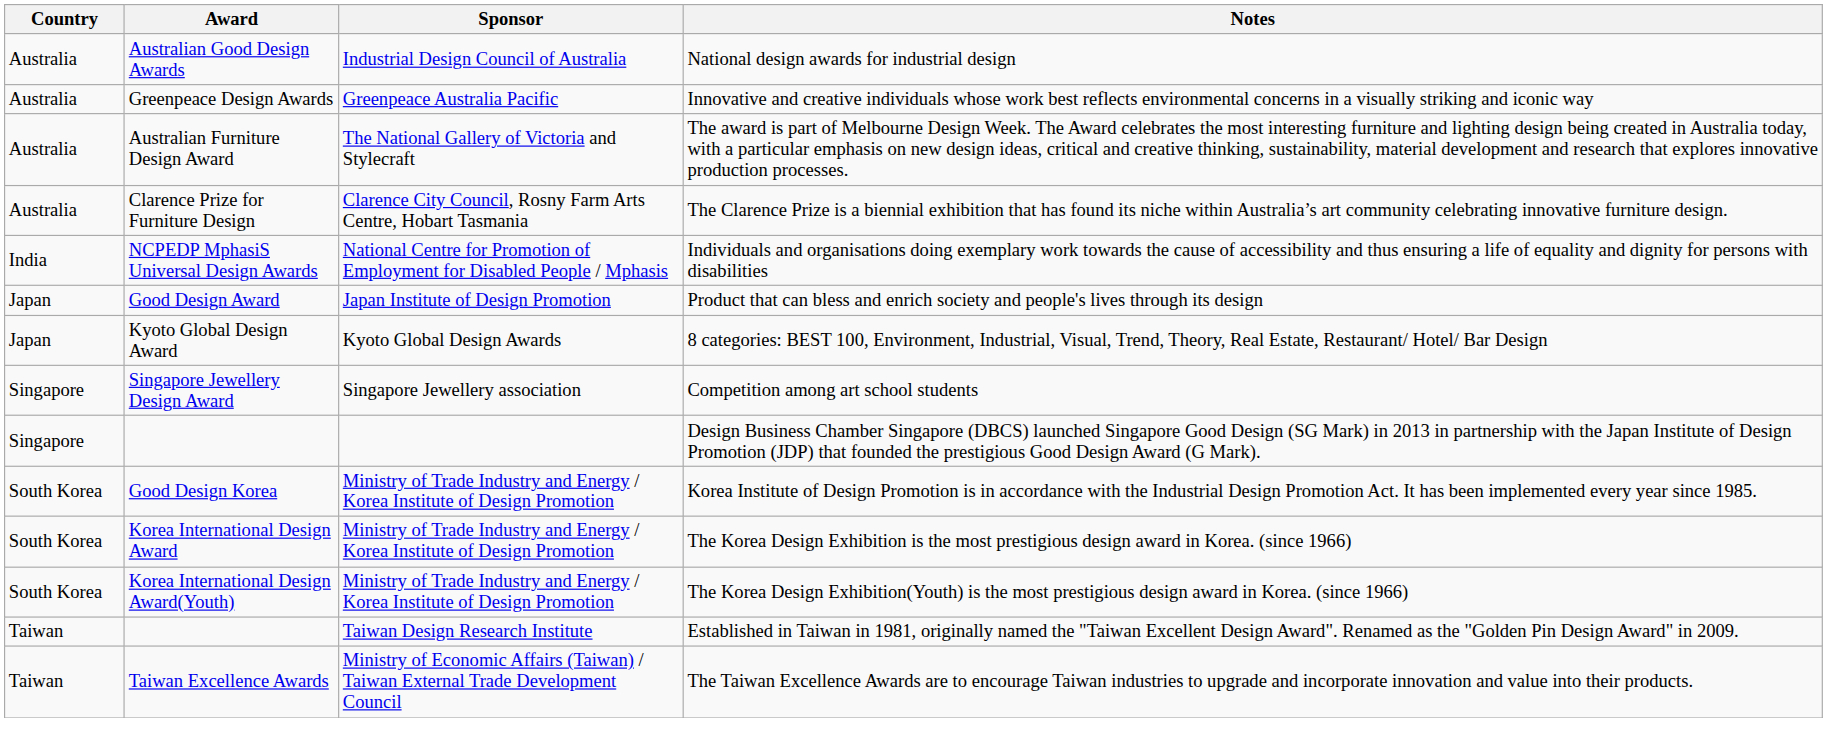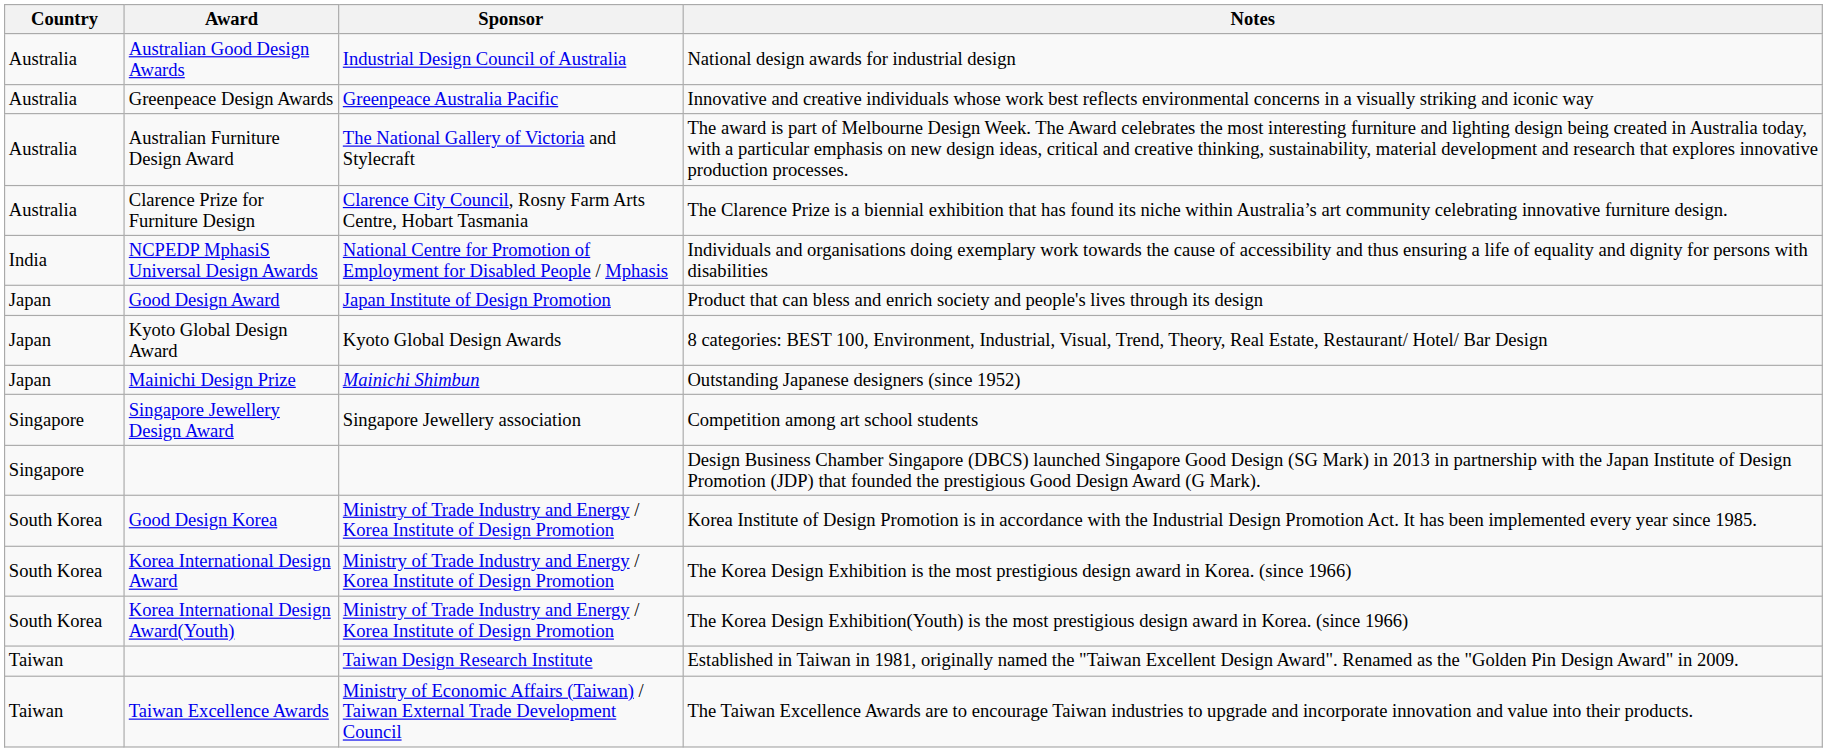+ row: (854, 379)
